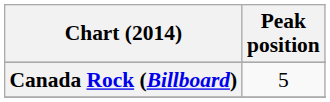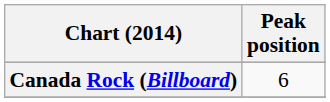(283, 79) 5 -> (283, 79) 6
